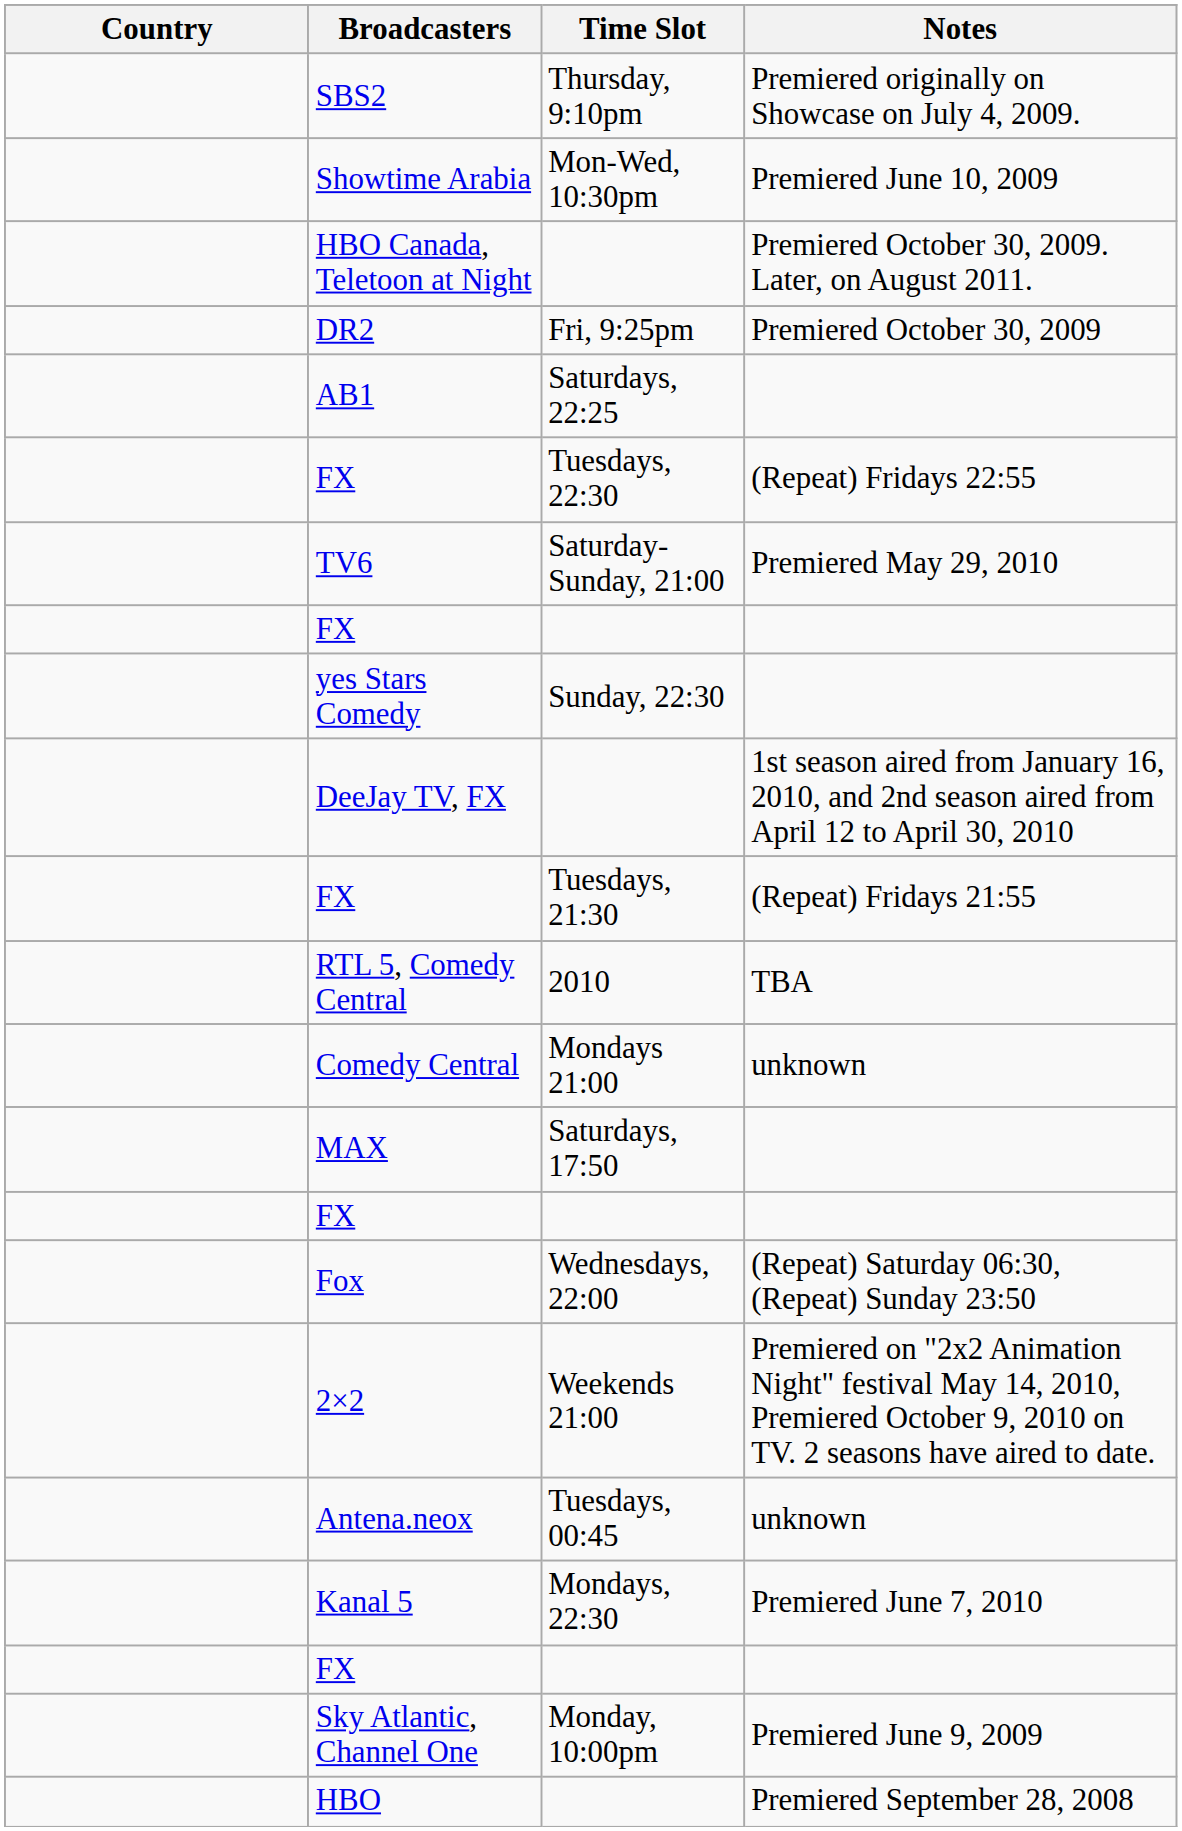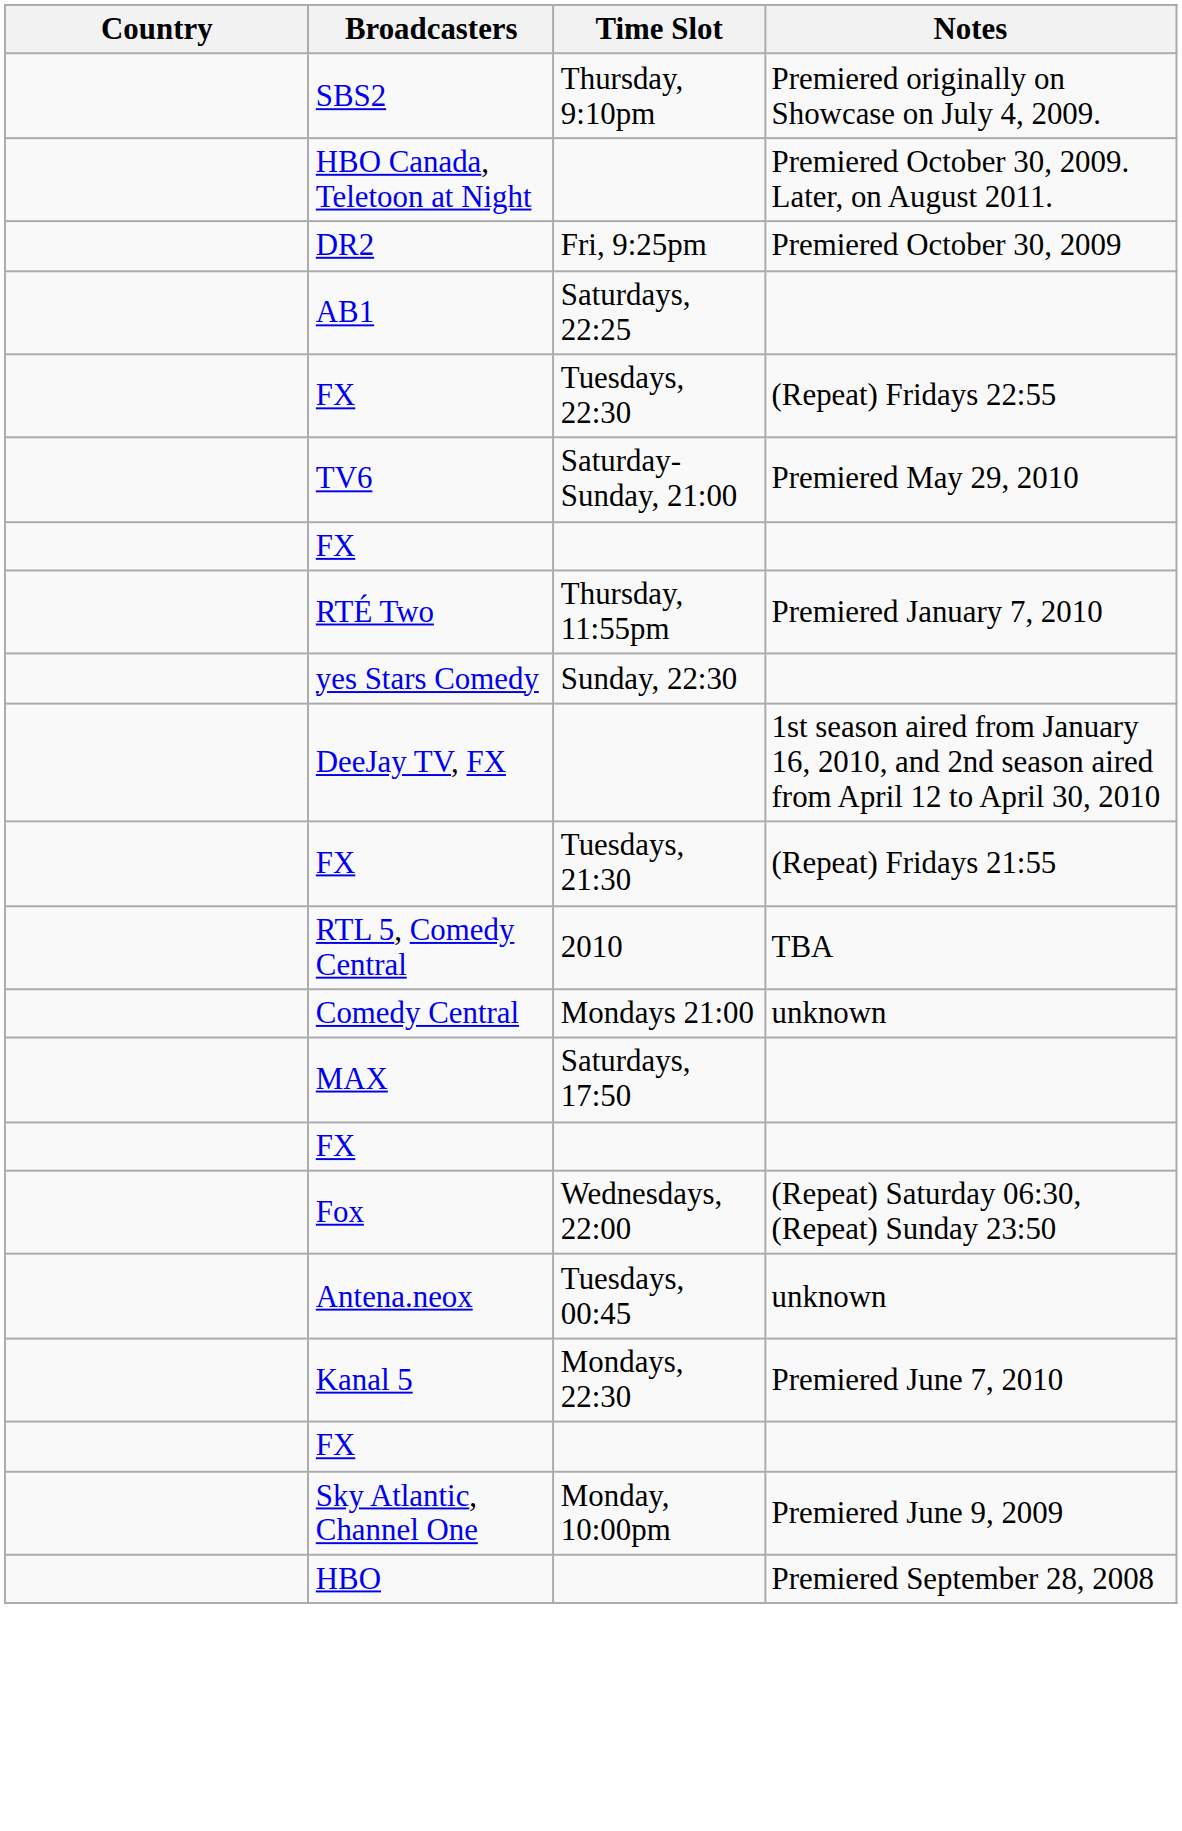- row: (423, 179)
+ row: (375, 611)
- row: (340, 1400)
